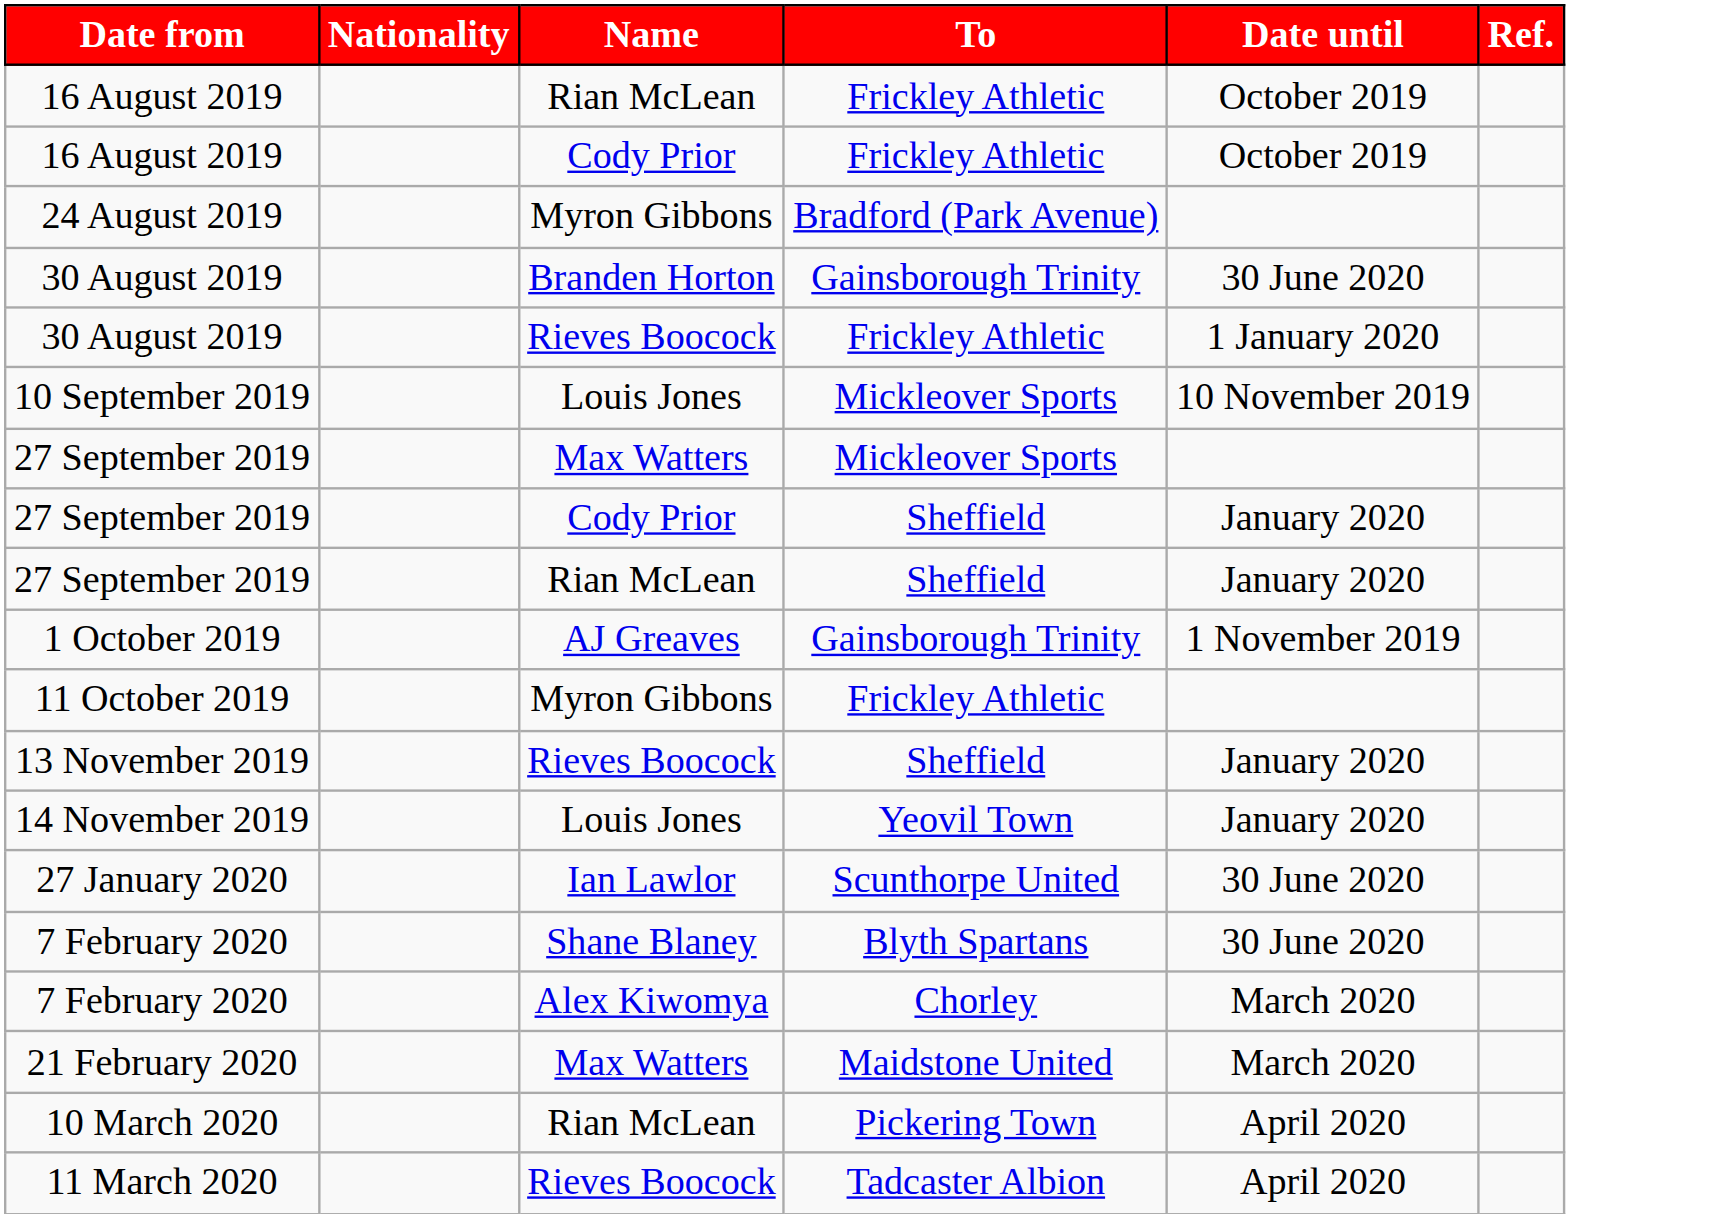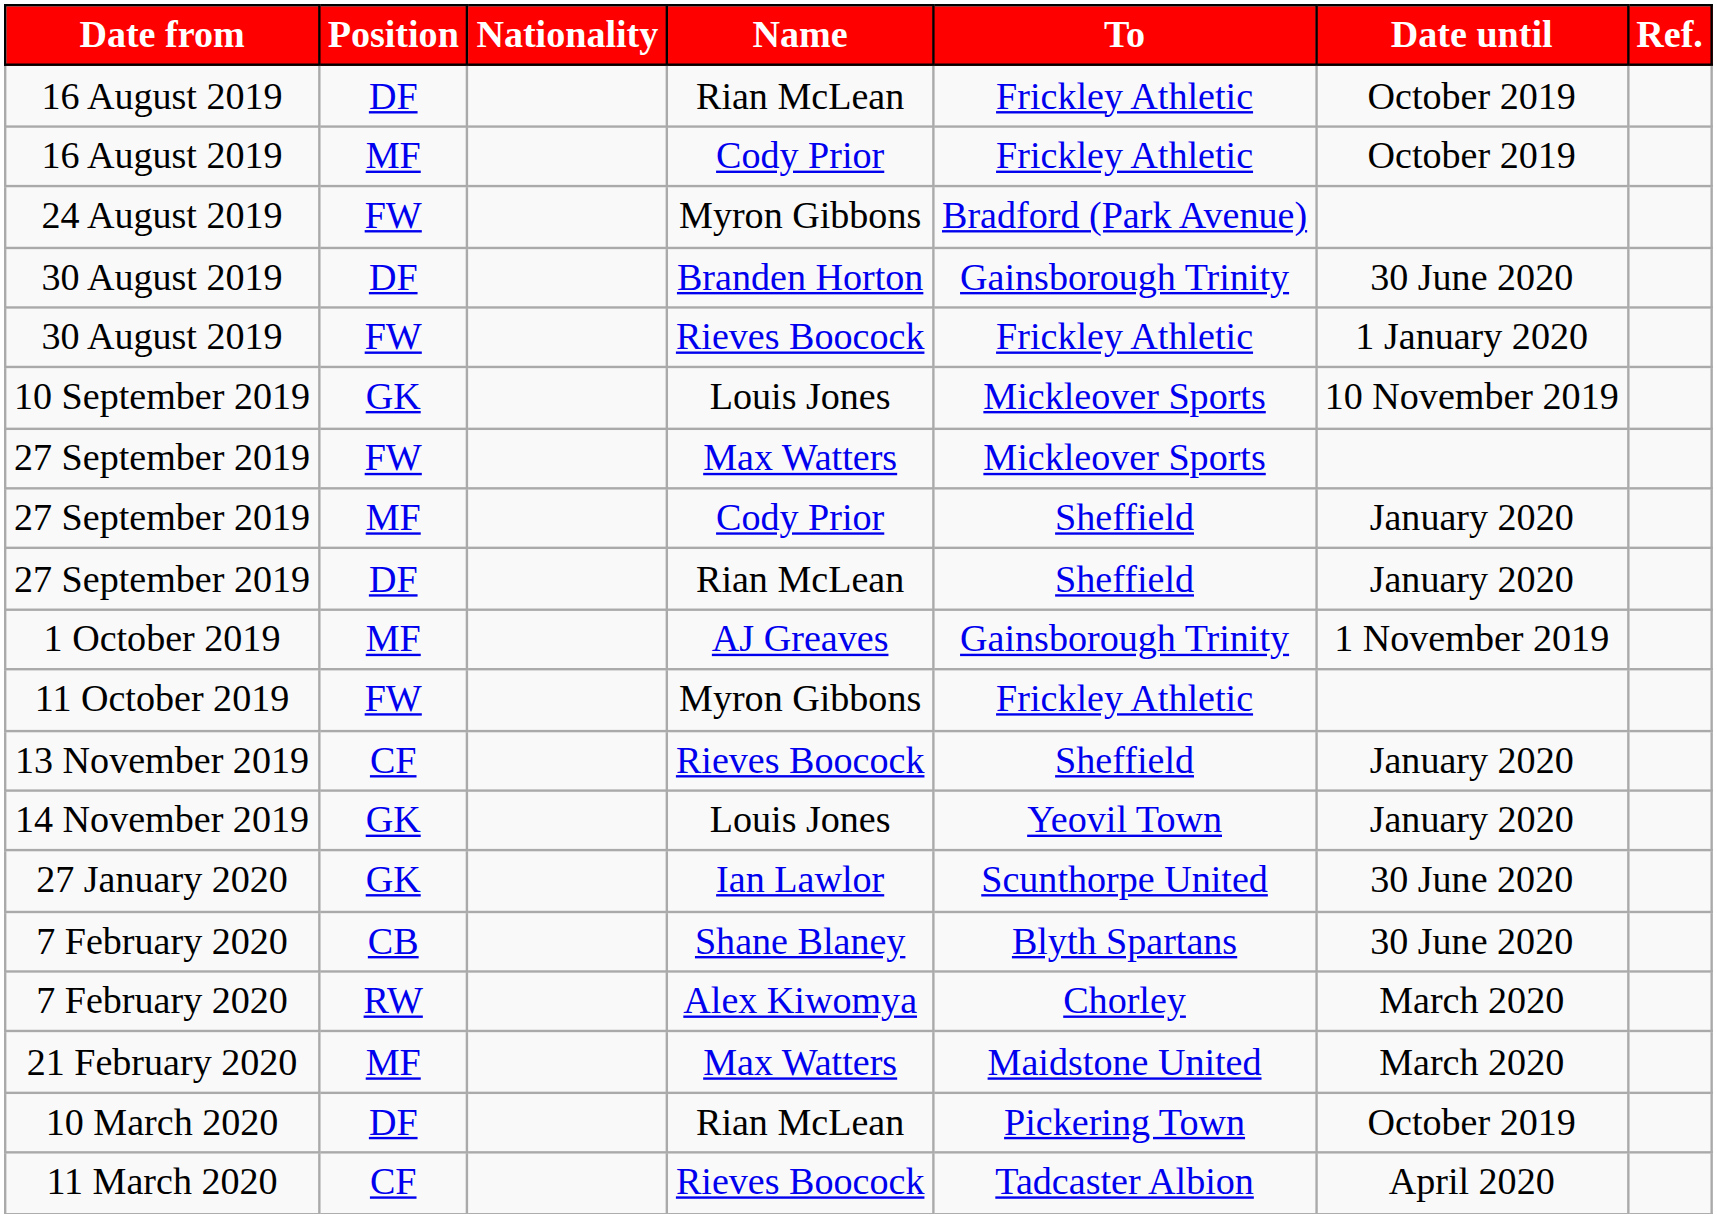+ column: (393, 34)
(1323, 1121) April 2020 -> (1472, 1121) October 2019
